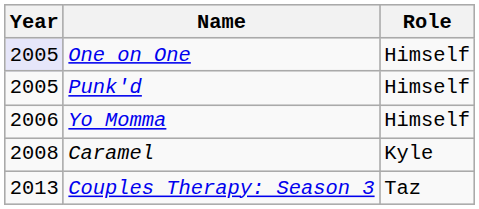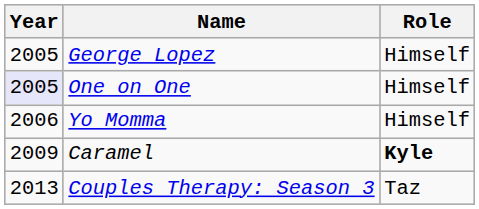+ row: (142, 55)
- row: (105, 88)
(34, 154) 2008 -> (34, 154) 2009
(409, 154) normal -> (409, 154) bold
